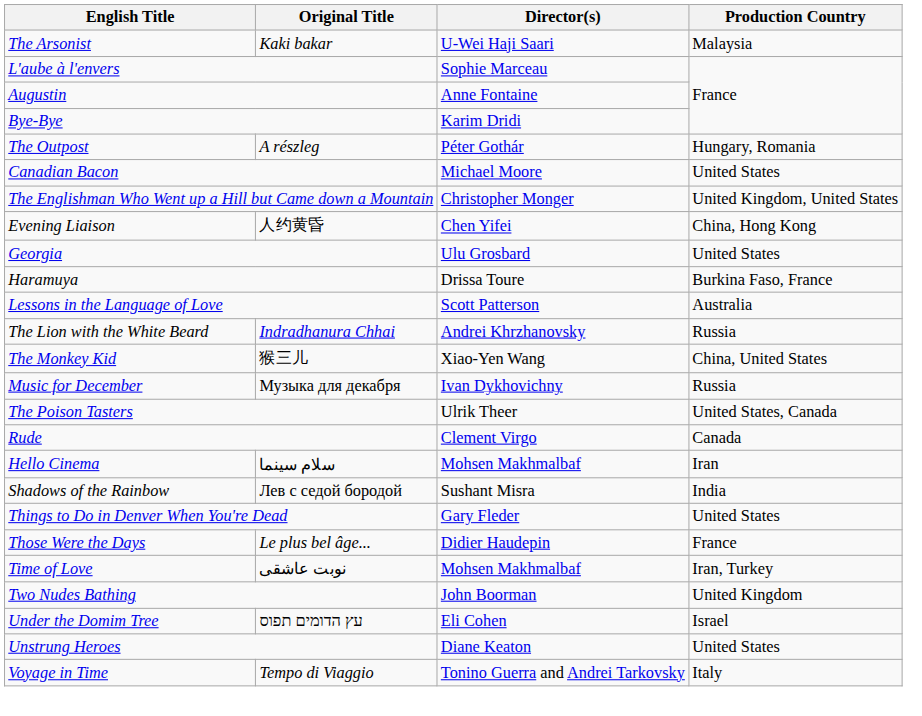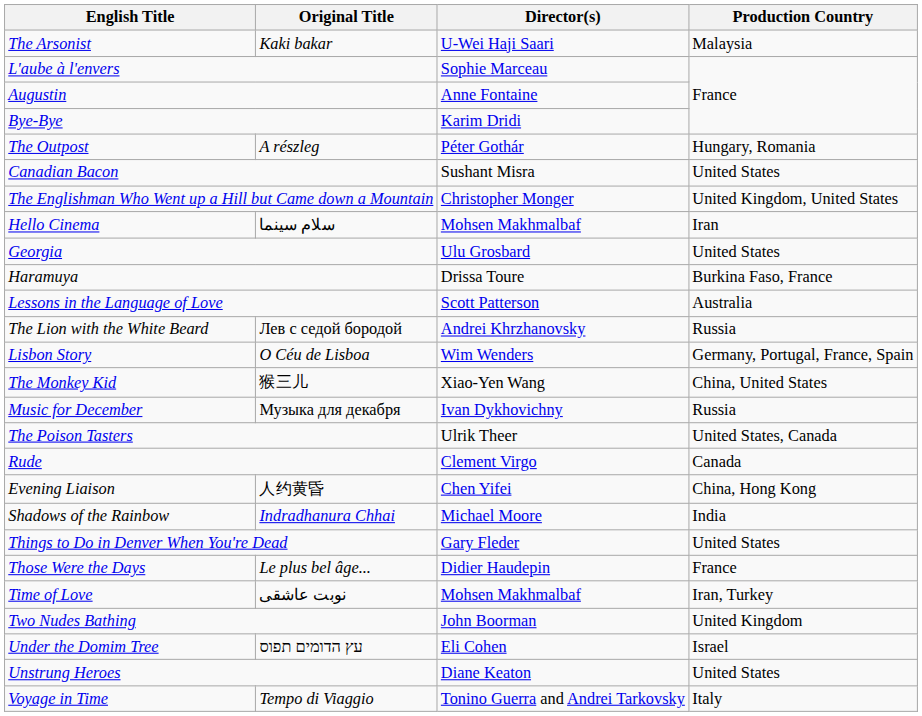(491, 172) Michael Moore -> (488, 172) Sushant Misra
rows swapped: (62, 226) <-> (54, 464)
(327, 331) Indradhanura Chhai -> (331, 329) Лев с седой бородой
+ row: (50, 354)
(331, 490) Лев с седой бородой -> (327, 516) Indradhanura Chhai
(488, 490) Sushant Misra -> (491, 516) Michael Moore
